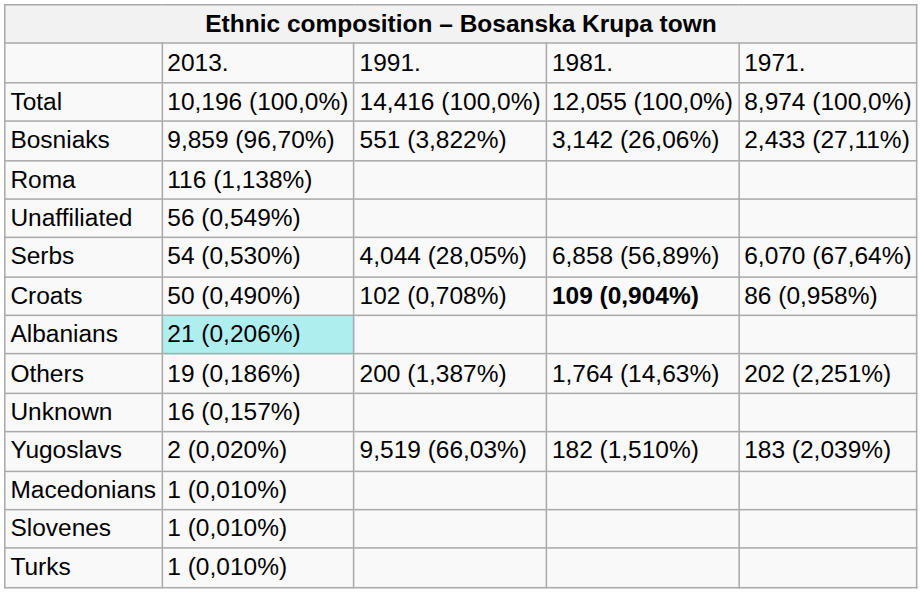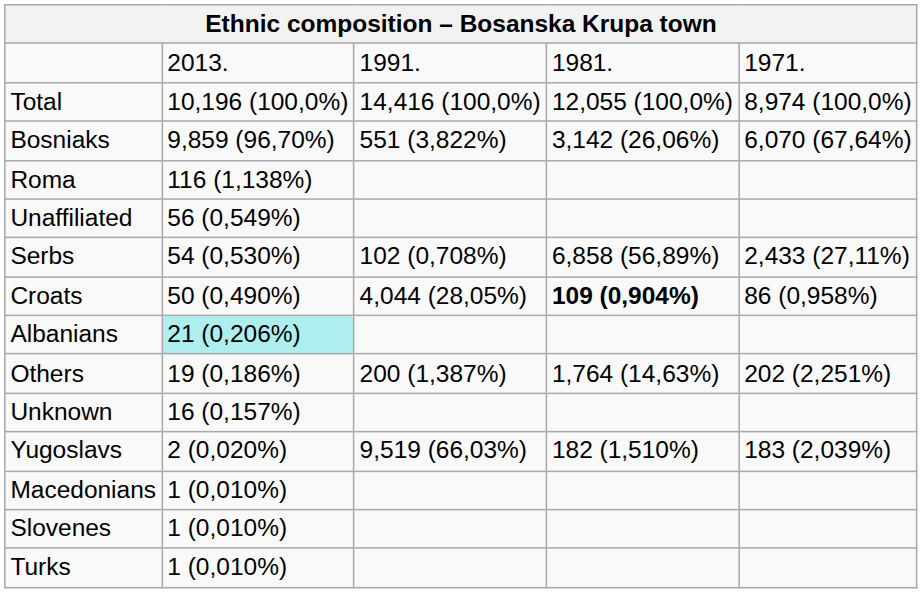(827, 140) 2,433 (27,11%) -> (828, 140) 6,070 (67,64%)
(443, 256) 4,044 (28,05%) -> (433, 256) 102 (0,708%)
(828, 256) 6,070 (67,64%) -> (827, 256) 2,433 (27,11%)
(433, 295) 102 (0,708%) -> (443, 295) 4,044 (28,05%)
